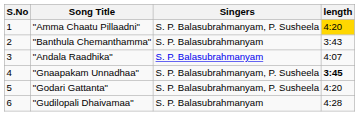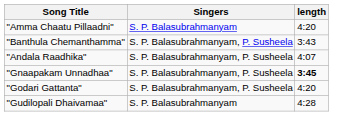- column: (17, 12)
(237, 27) S. P. Balasubrahmanyam, P. Susheela -> (183, 27) S. P. Balasubrahmanyam
(333, 27) gold background -> (307, 27) no background
(209, 42) S. P. Balasubrahmanyam -> (211, 42) S. P. Balasubrahmanyam, P. Susheela
(209, 57) S. P. Balasubrahmanyam -> (211, 57) S. P. Balasubrahmanyam, P. Susheela
